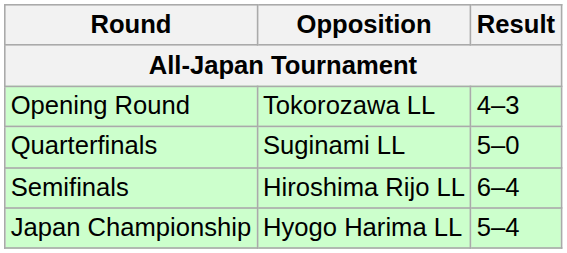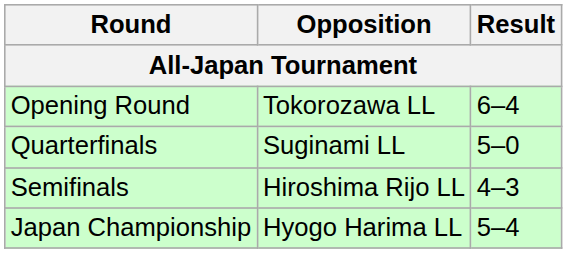(498, 106) 4–3 -> (498, 106) 6–4
(498, 187) 6–4 -> (498, 187) 4–3
